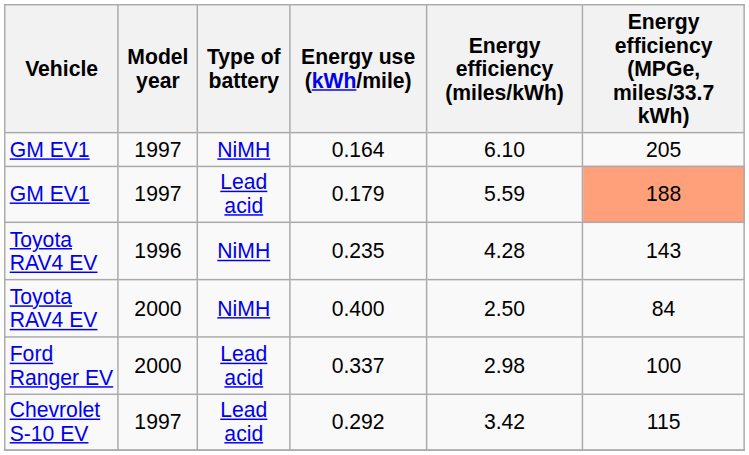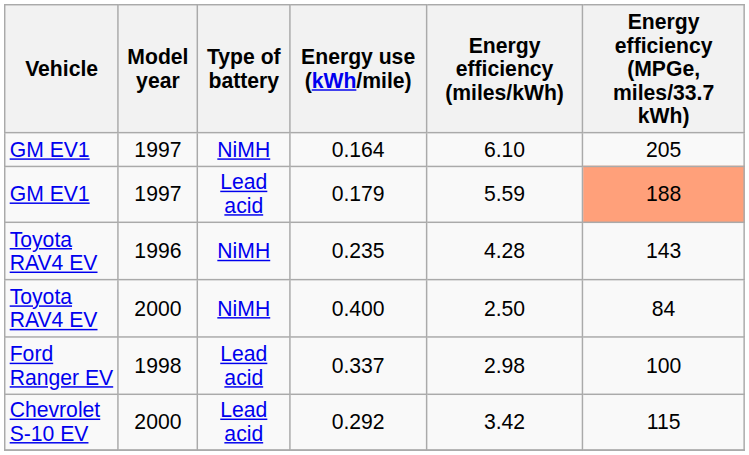(158, 365) 2000 -> (158, 365) 1998
(158, 422) 1997 -> (158, 422) 2000
